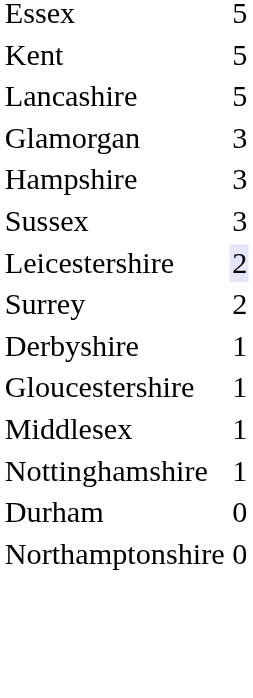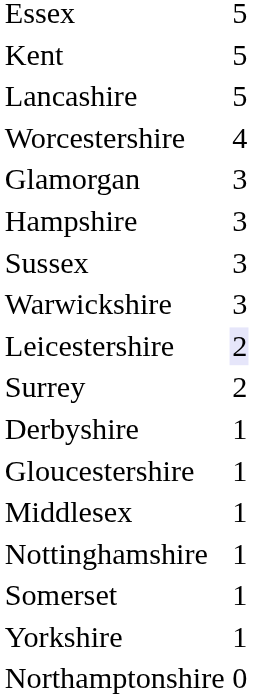+ row: (95, 137)
+ row: (88, 304)
+ row: (61, 595)
+ row: (64, 636)
- row: (54, 512)
